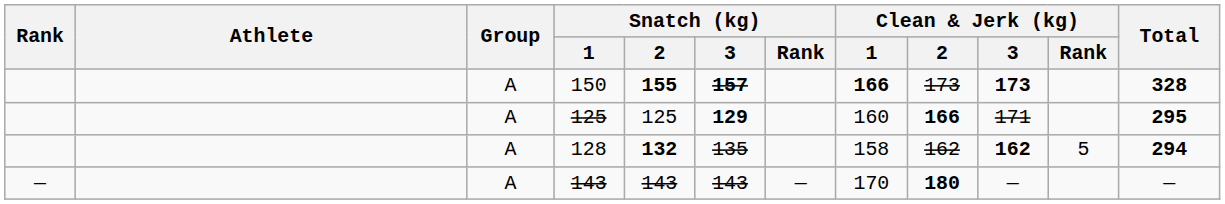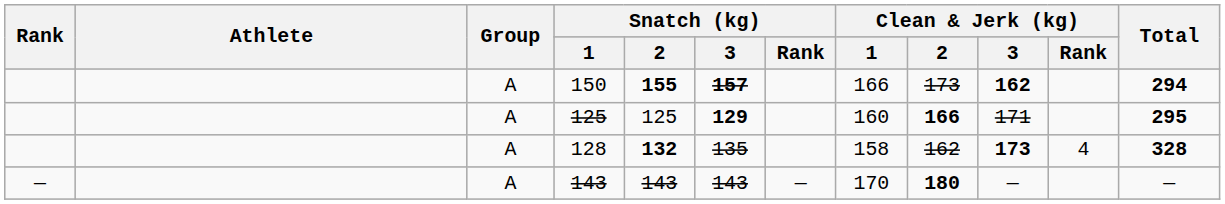(871, 86) bold -> (871, 86) normal
(1013, 86) 173 -> (1013, 86) 162
(1169, 86) 328 -> (1169, 86) 294
(1013, 151) 162 -> (1013, 151) 173
(1083, 151) 5 -> (1083, 151) 4
(1169, 151) 294 -> (1169, 151) 328
